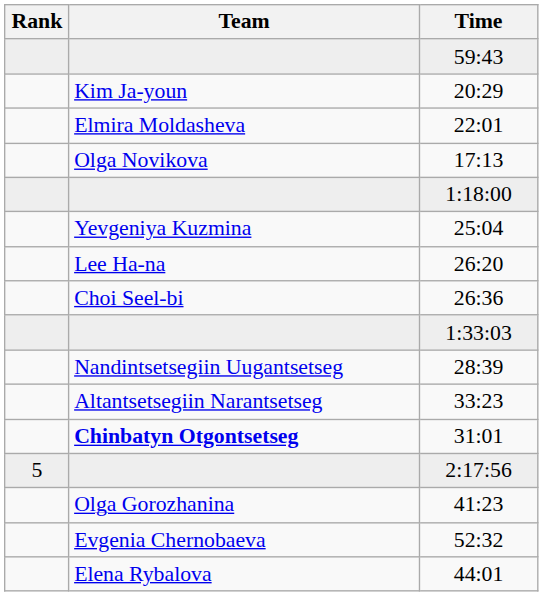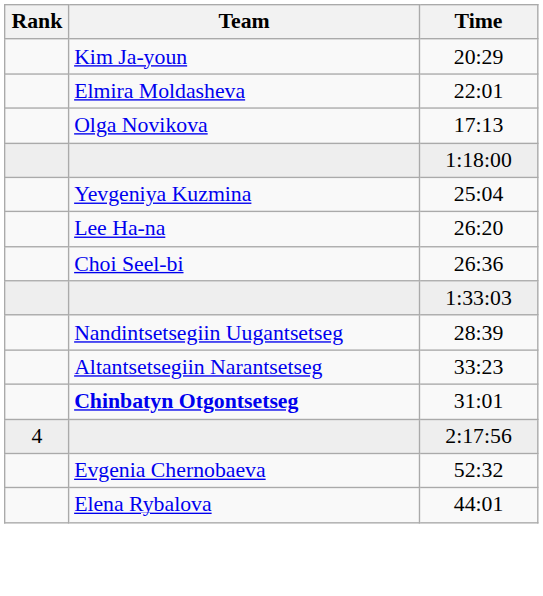- row: (479, 56)
(37, 470) 5 -> (37, 435) 4
- row: (479, 504)
